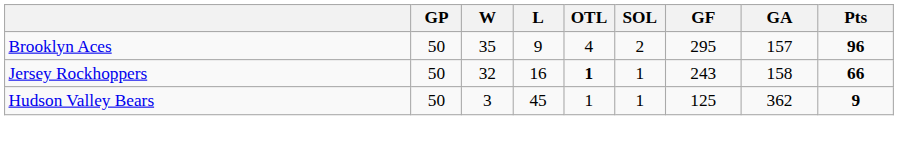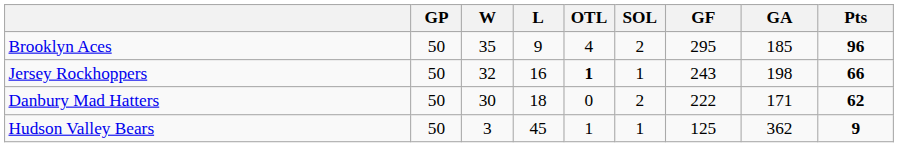(779, 45) 157 -> (779, 45) 185
(779, 73) 158 -> (779, 73) 198
+ row: (84, 100)
